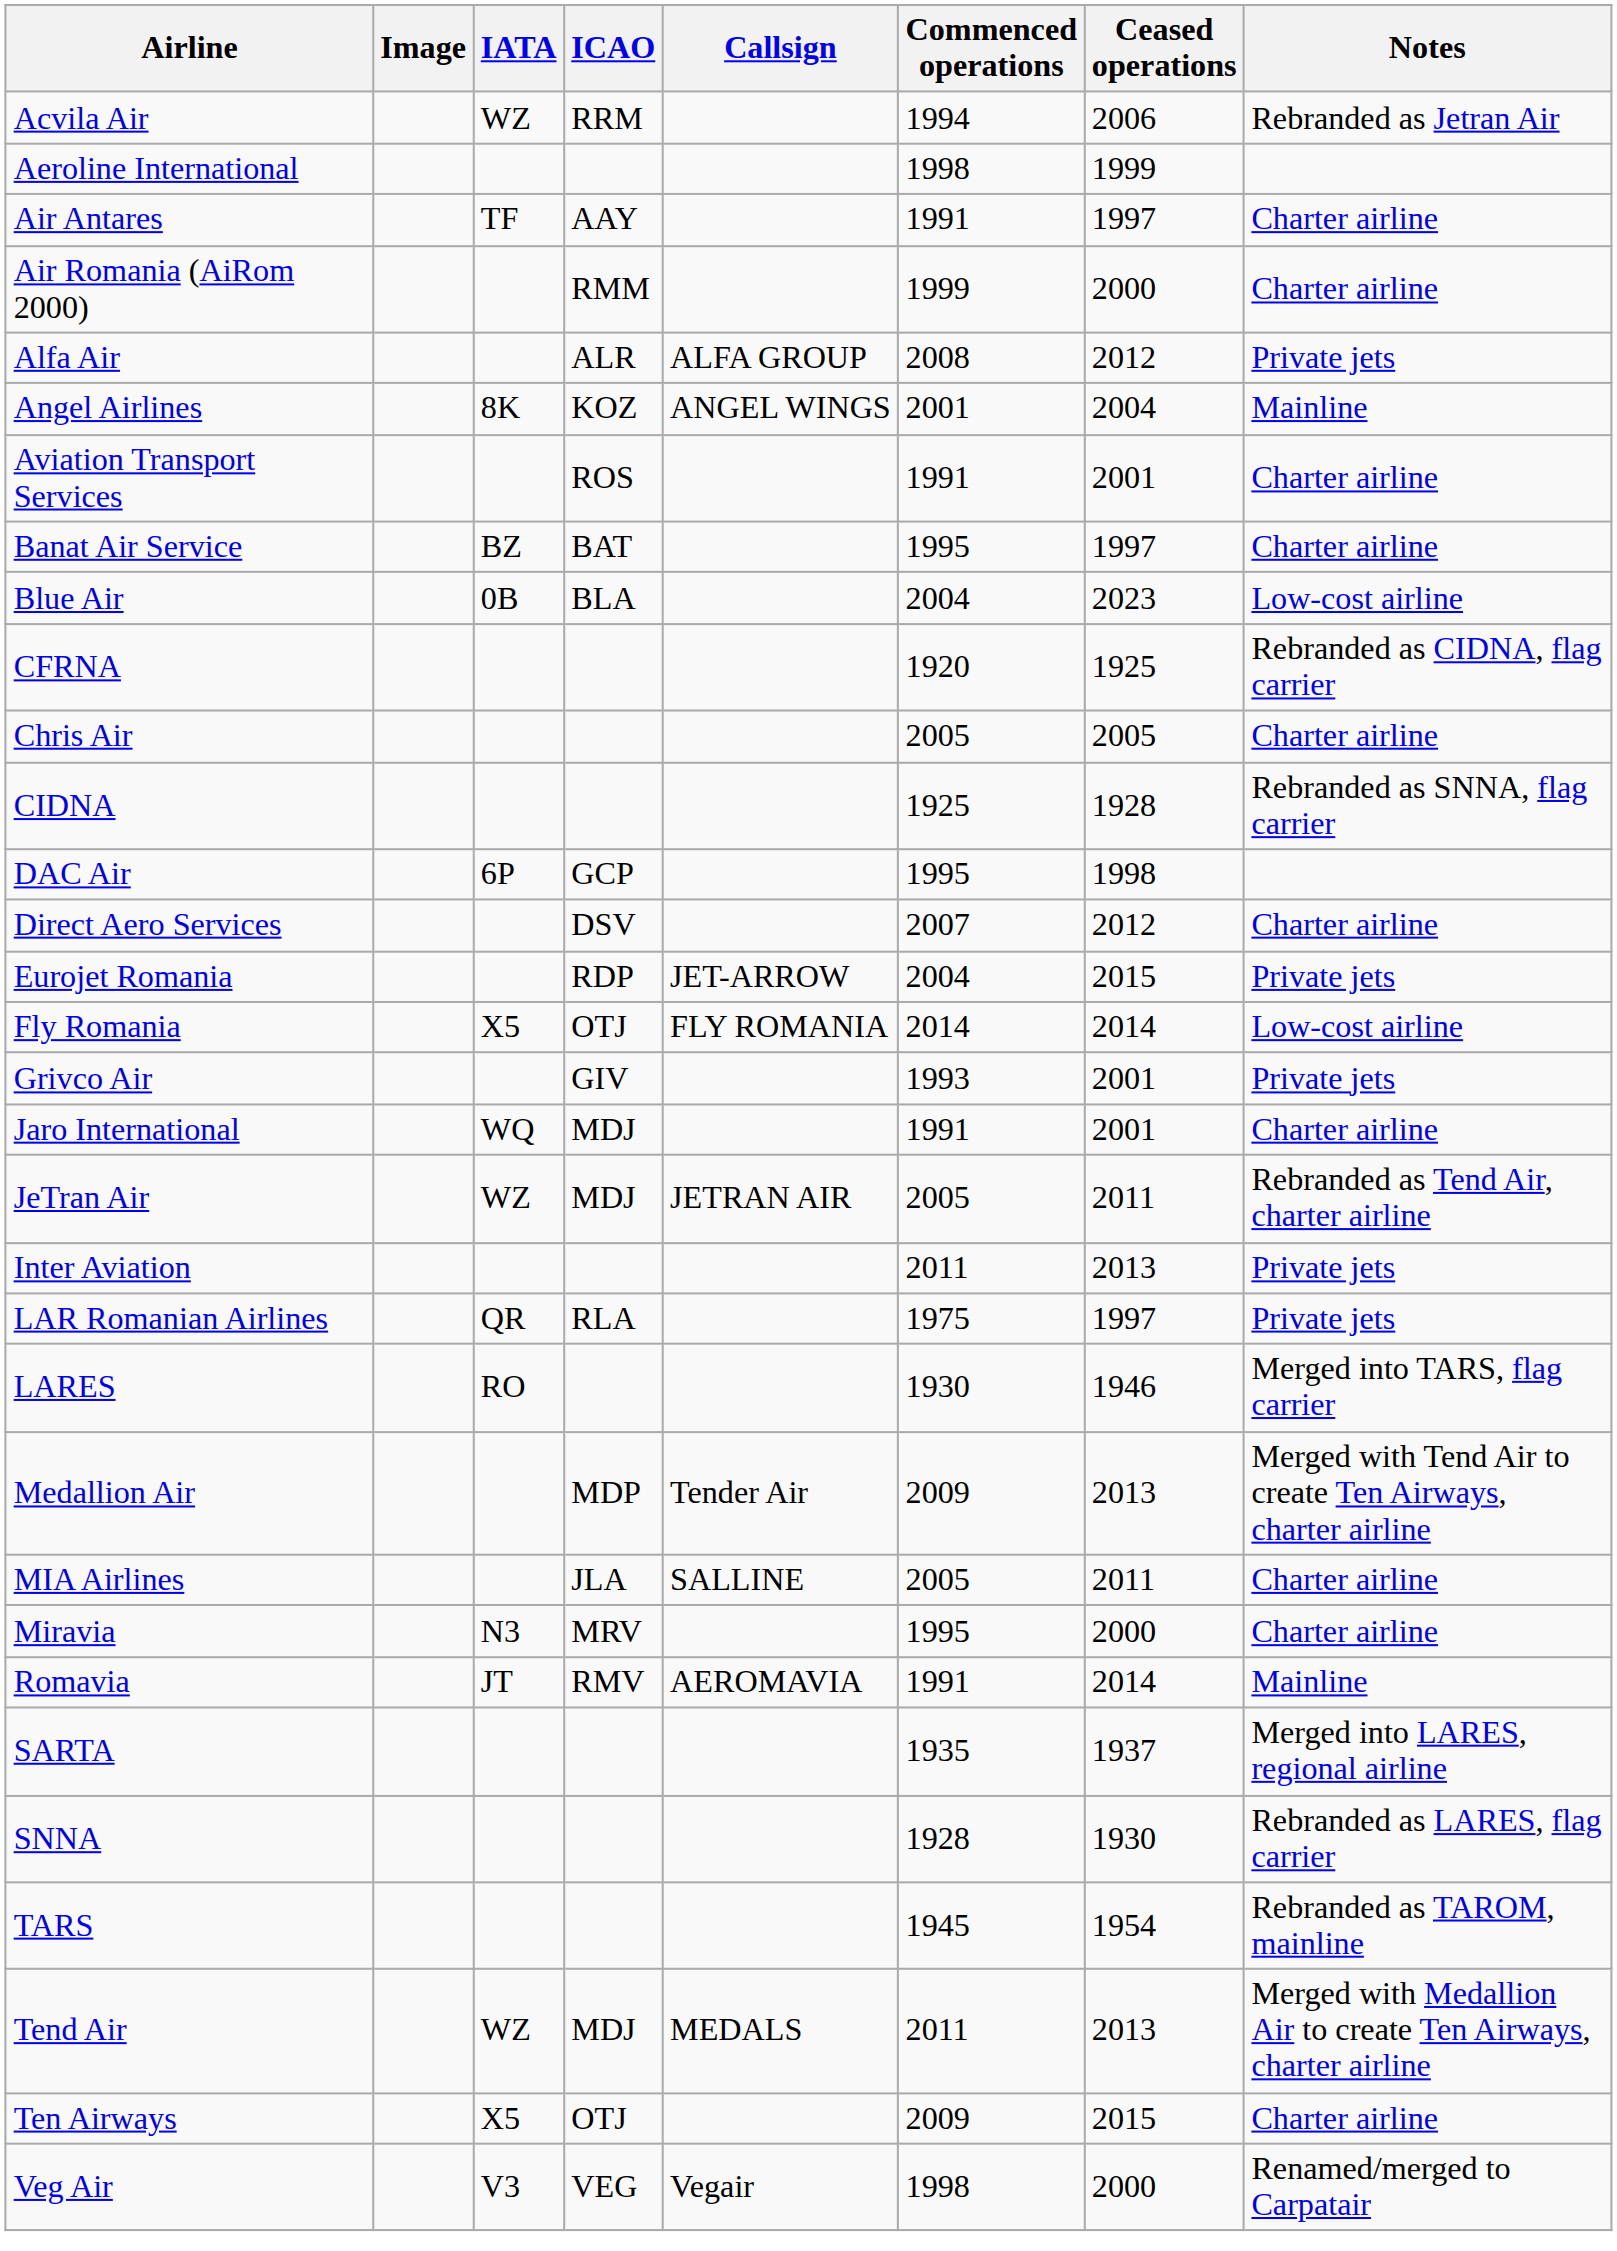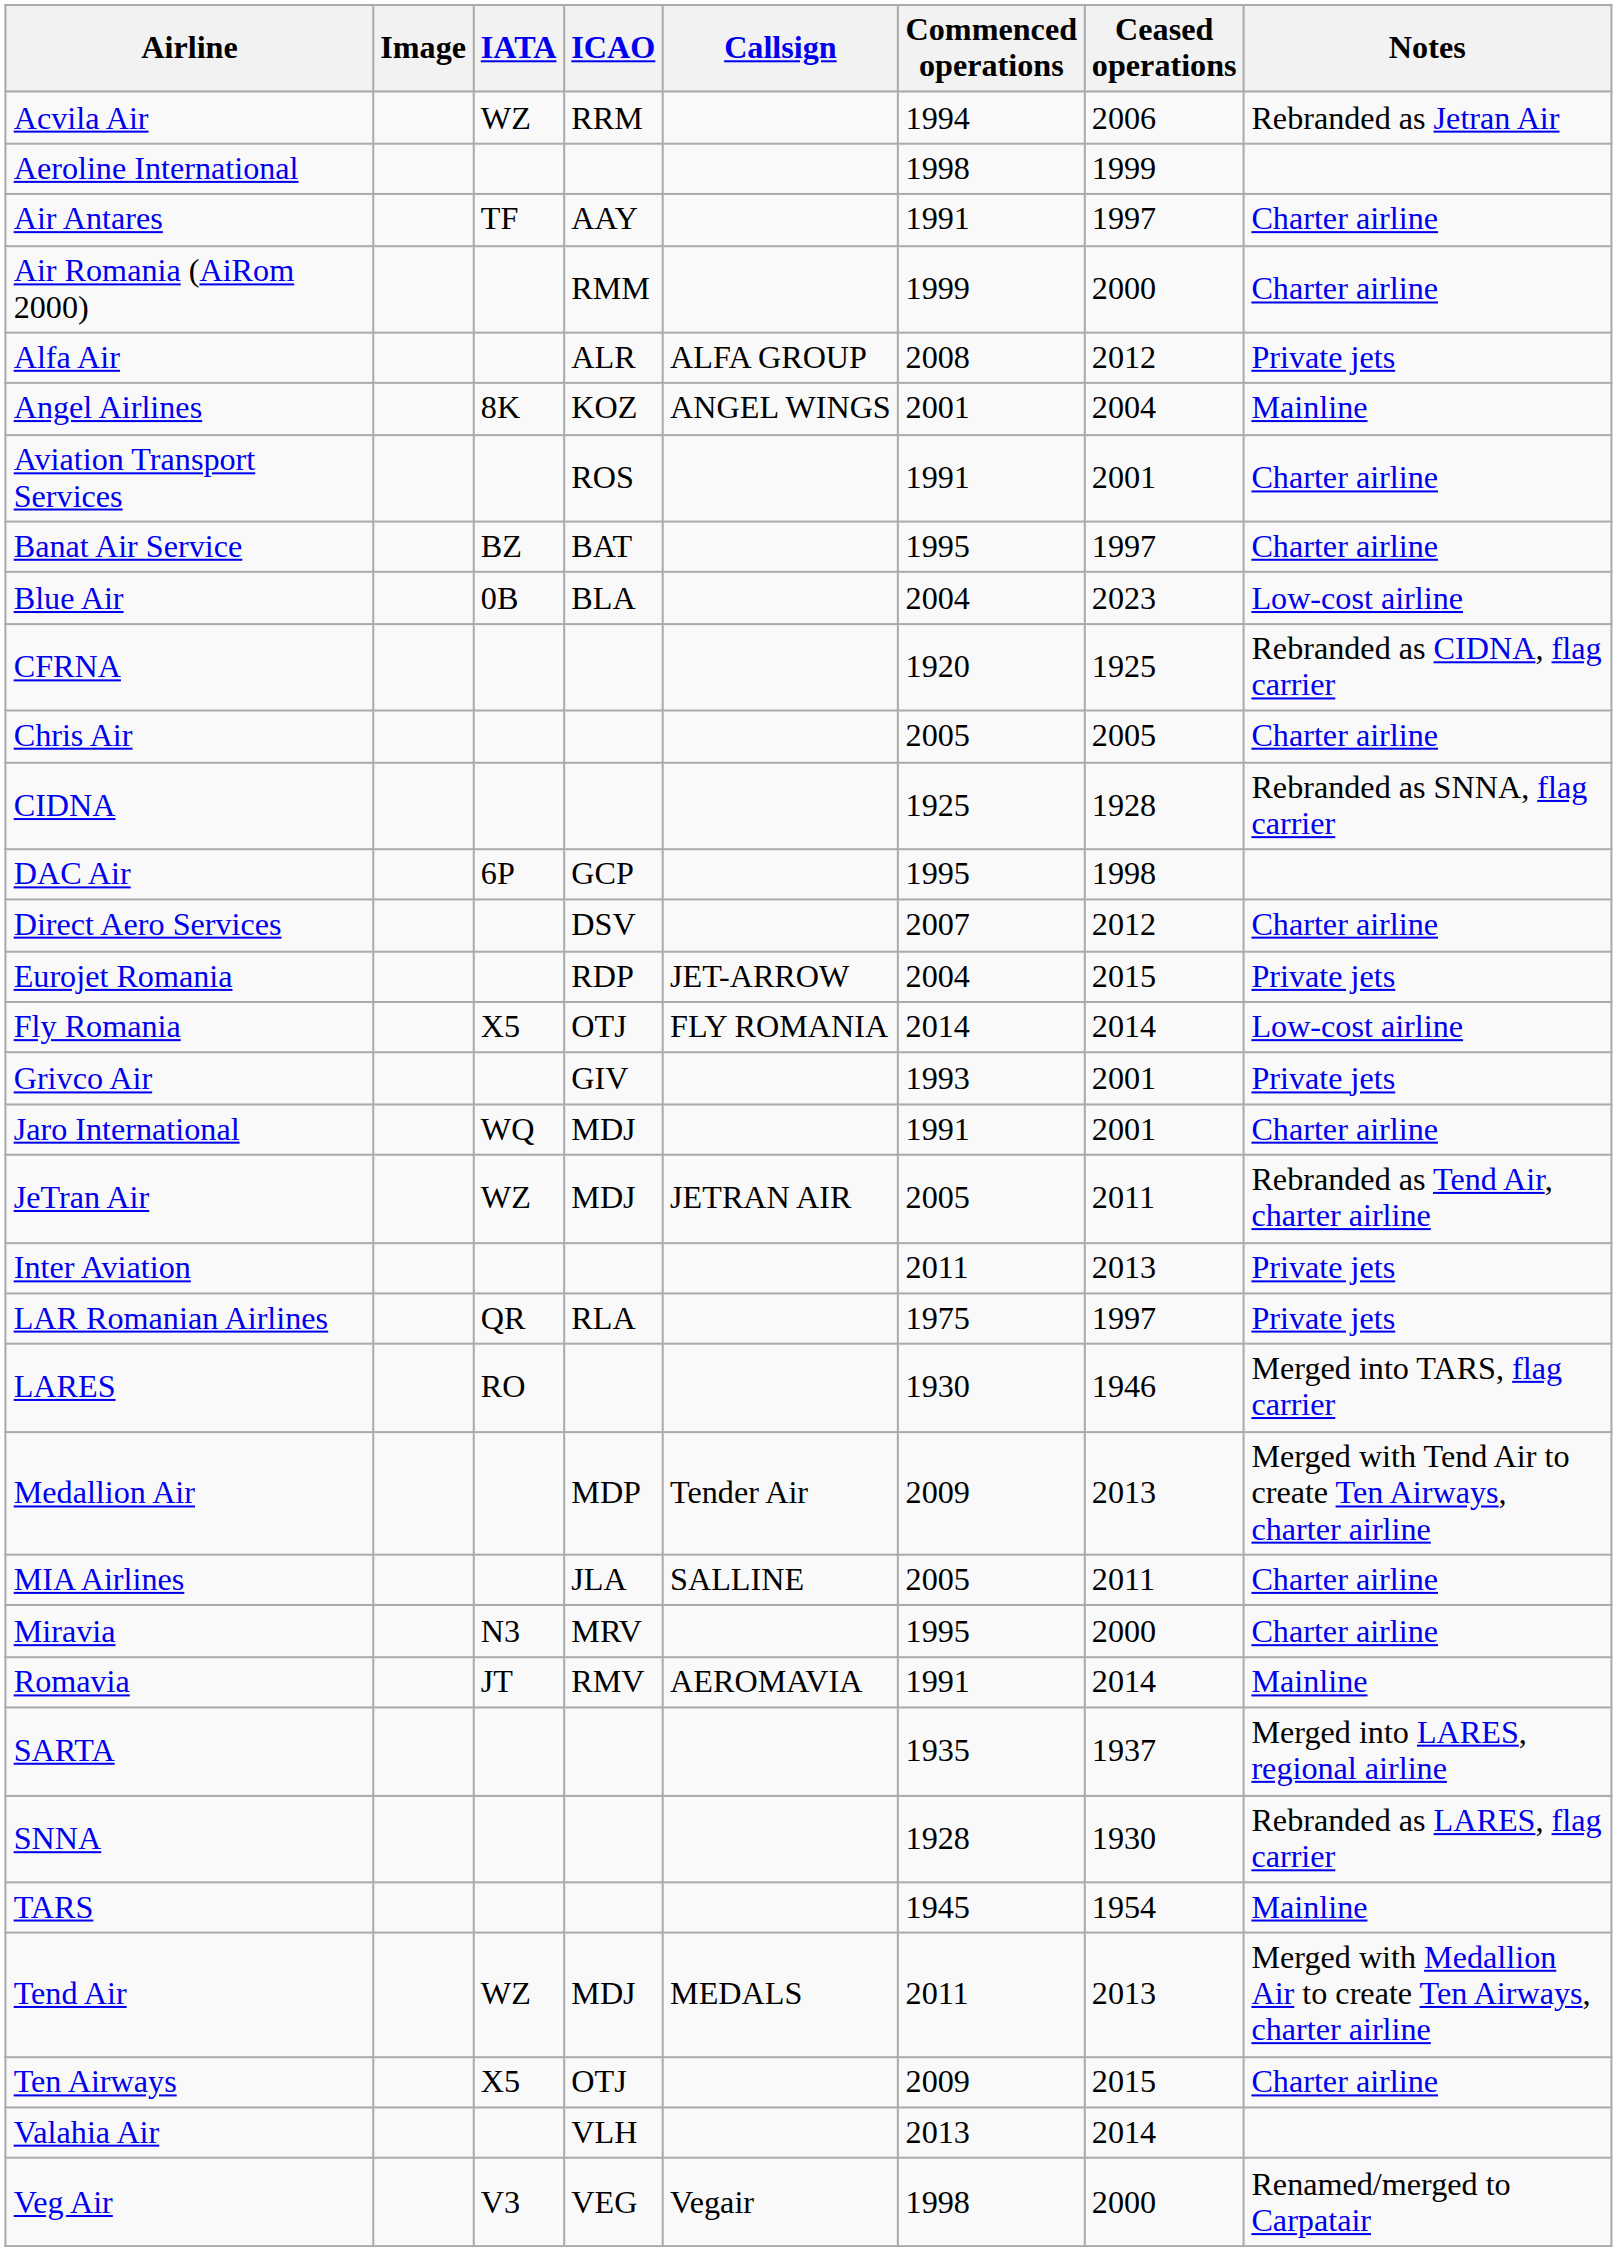(1403, 1925) Rebranded as TAROM, mainline -> (1309, 1907) Mainline
+ row: (86, 2132)
